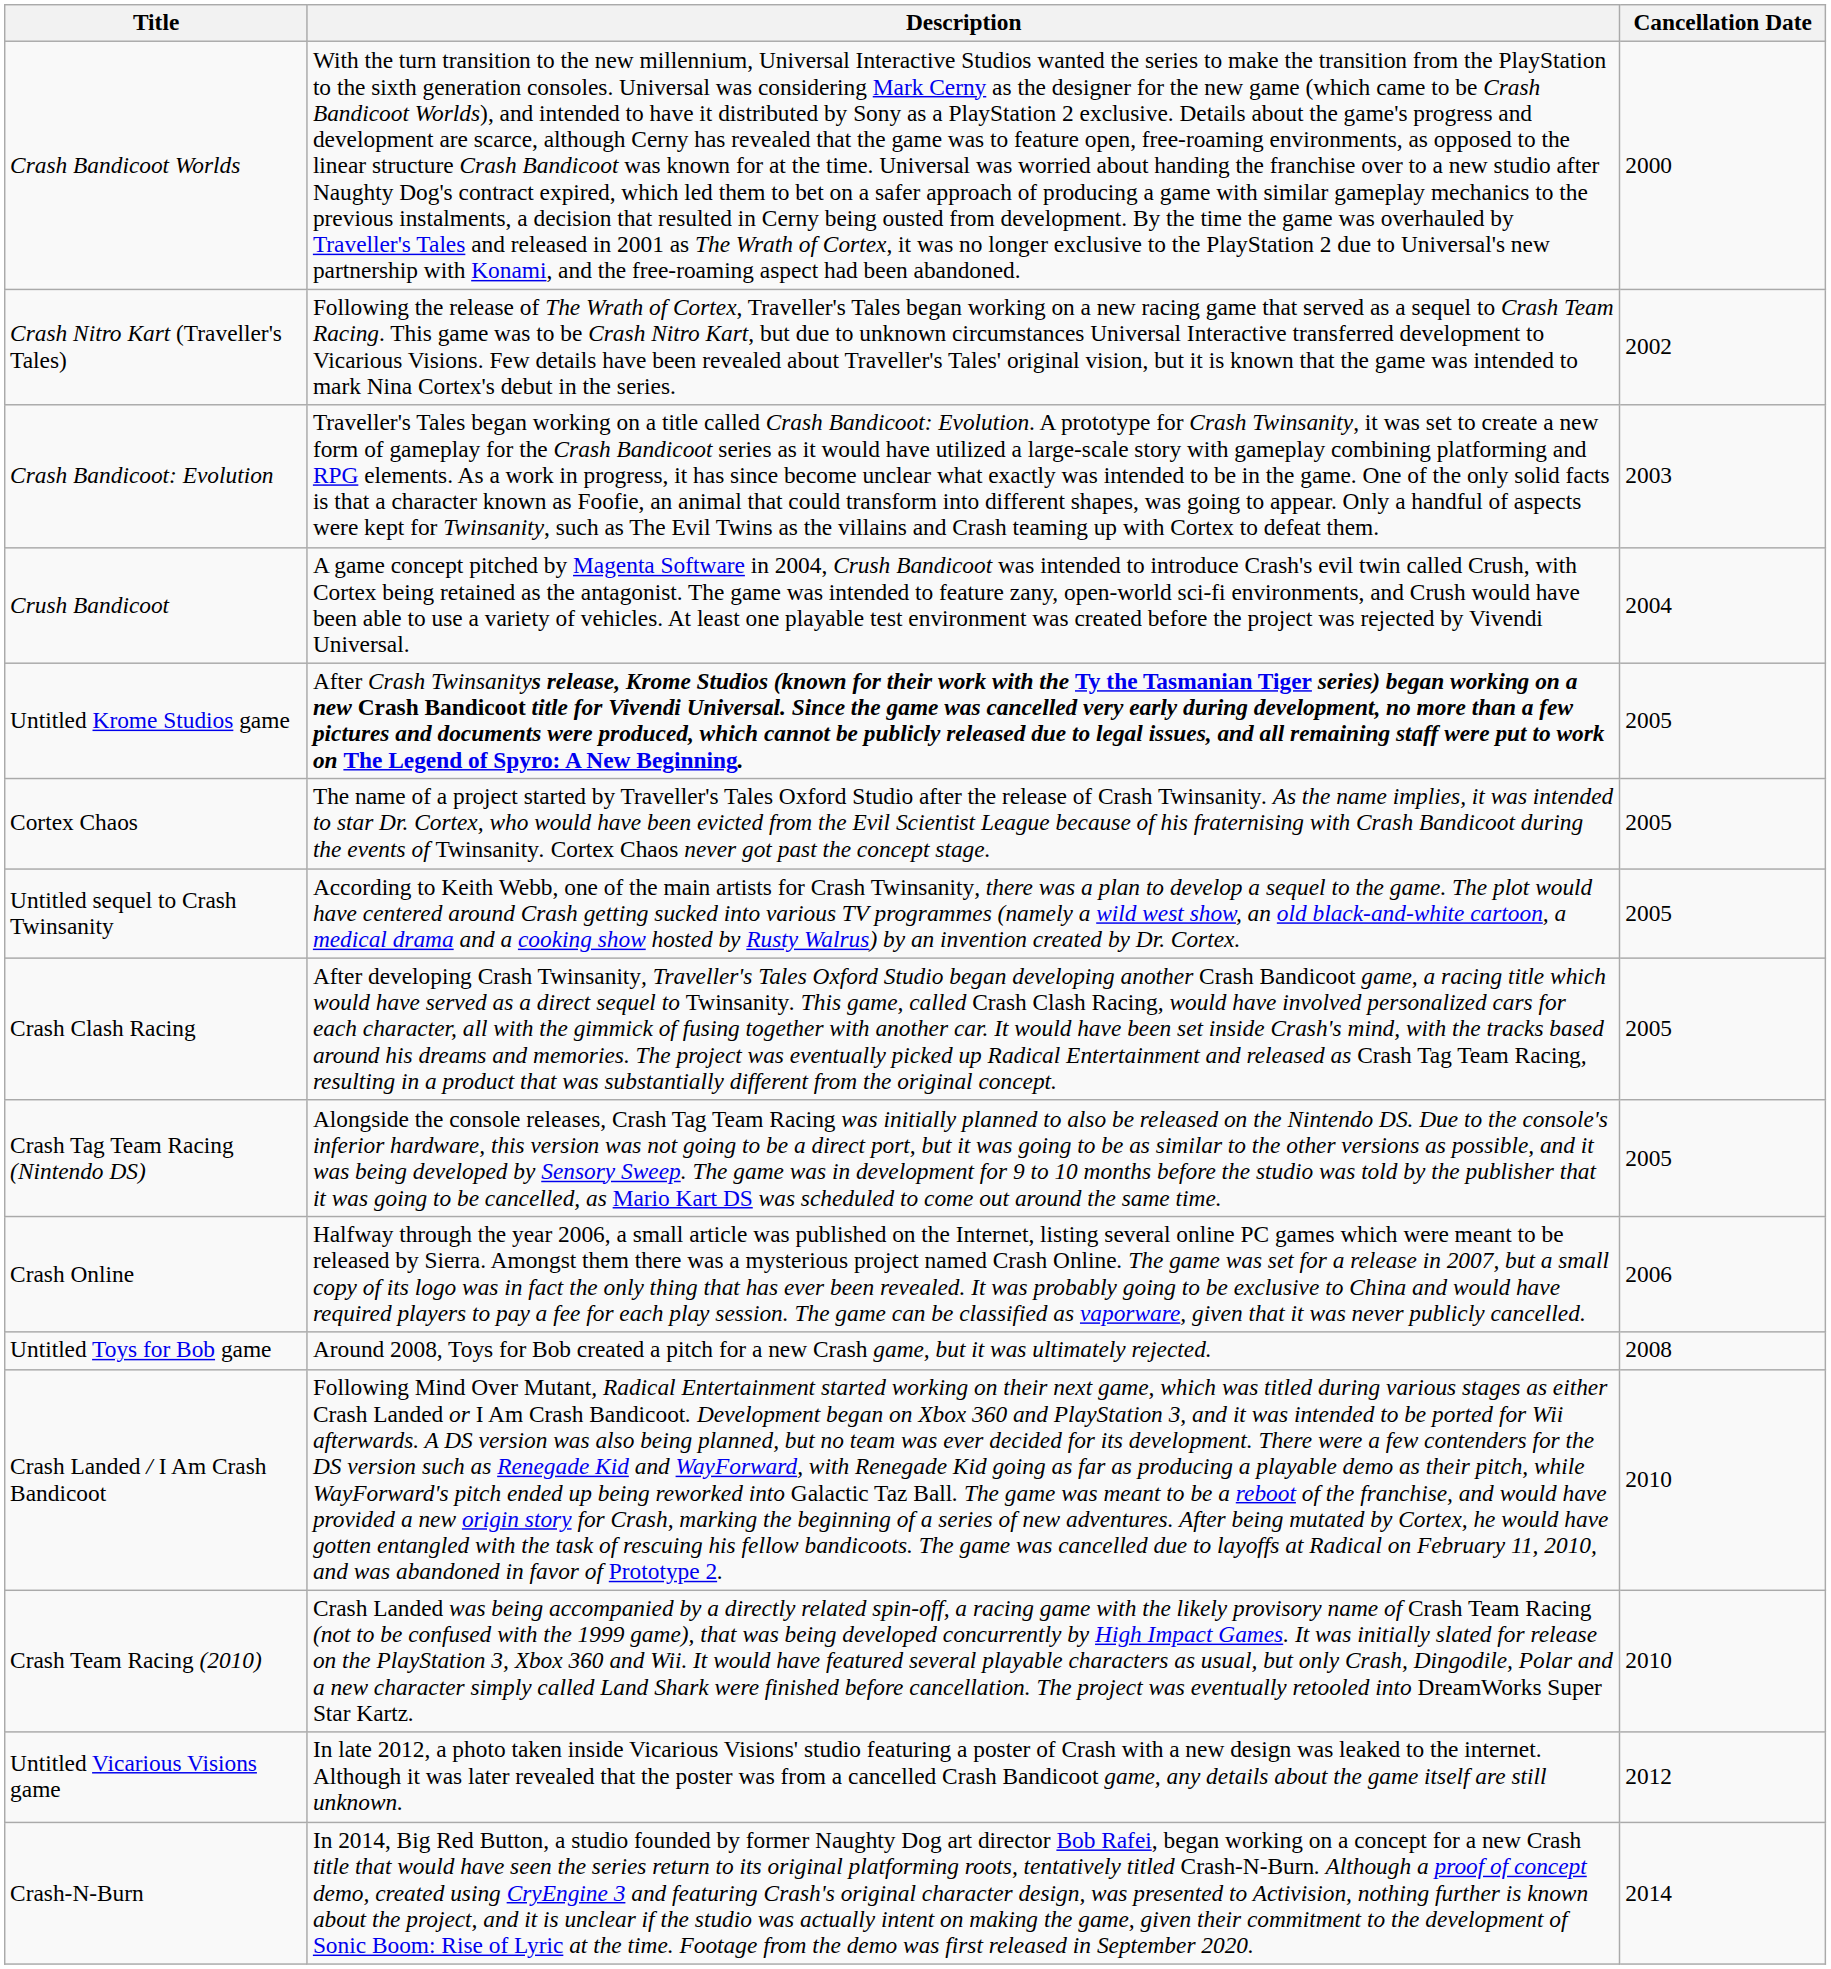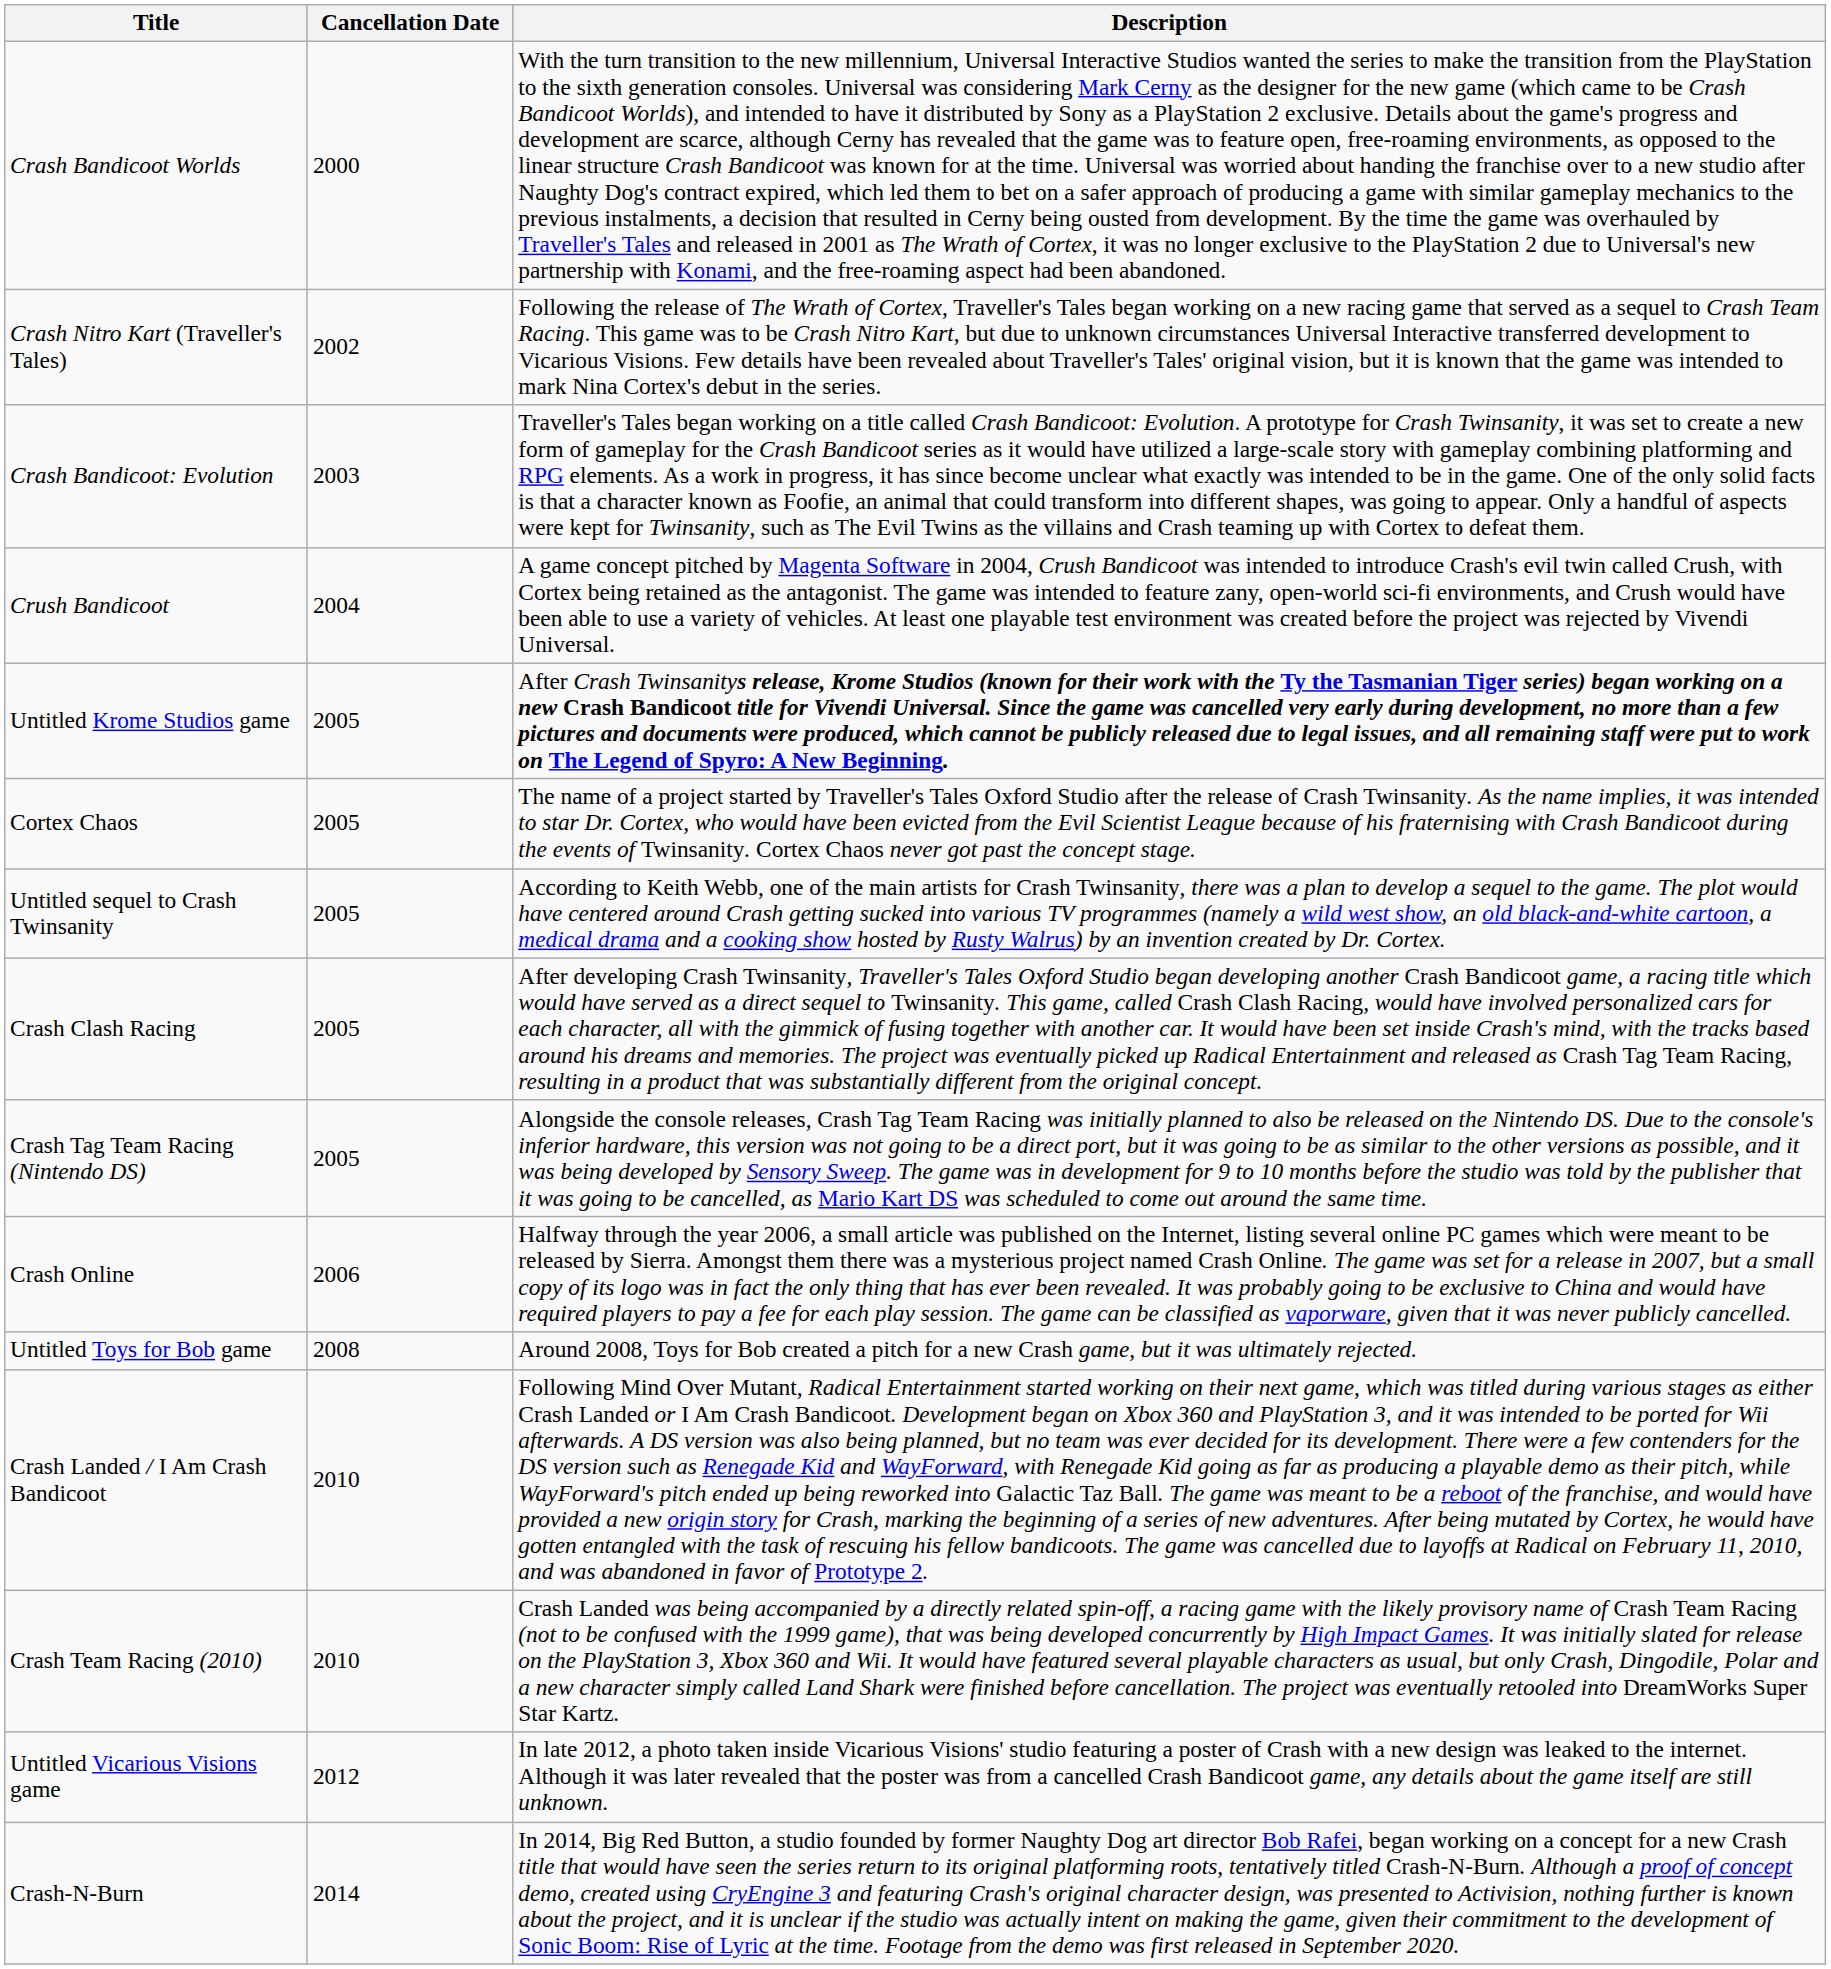columns swapped: (1723, 23) <-> (964, 23)
